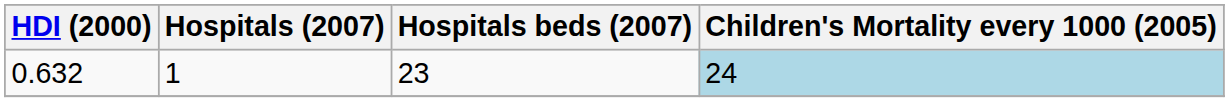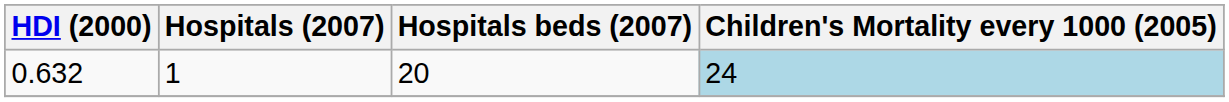(414, 72) 23 -> (414, 72) 20
